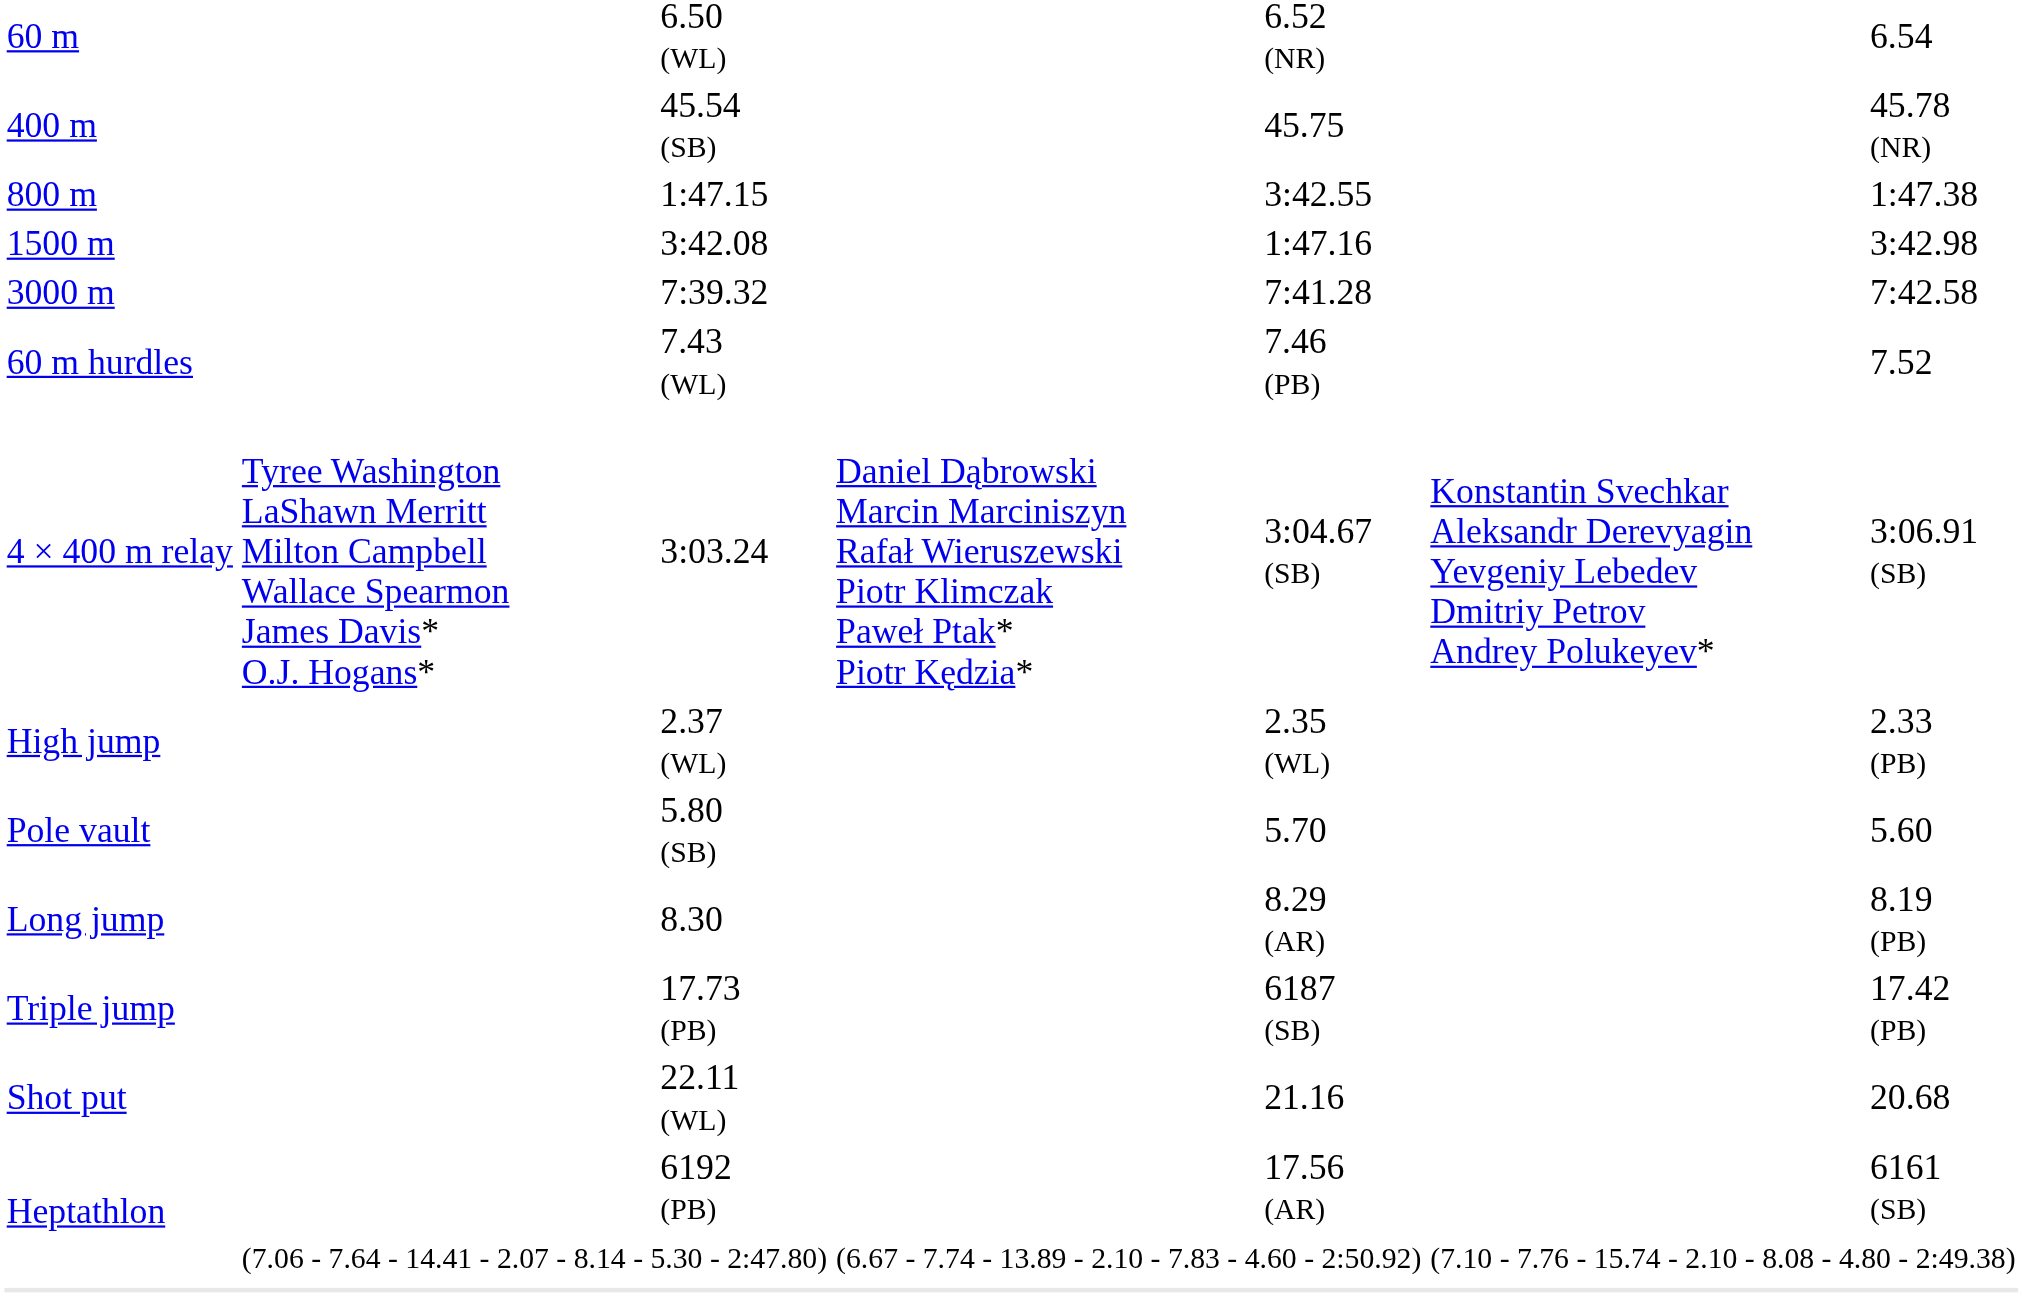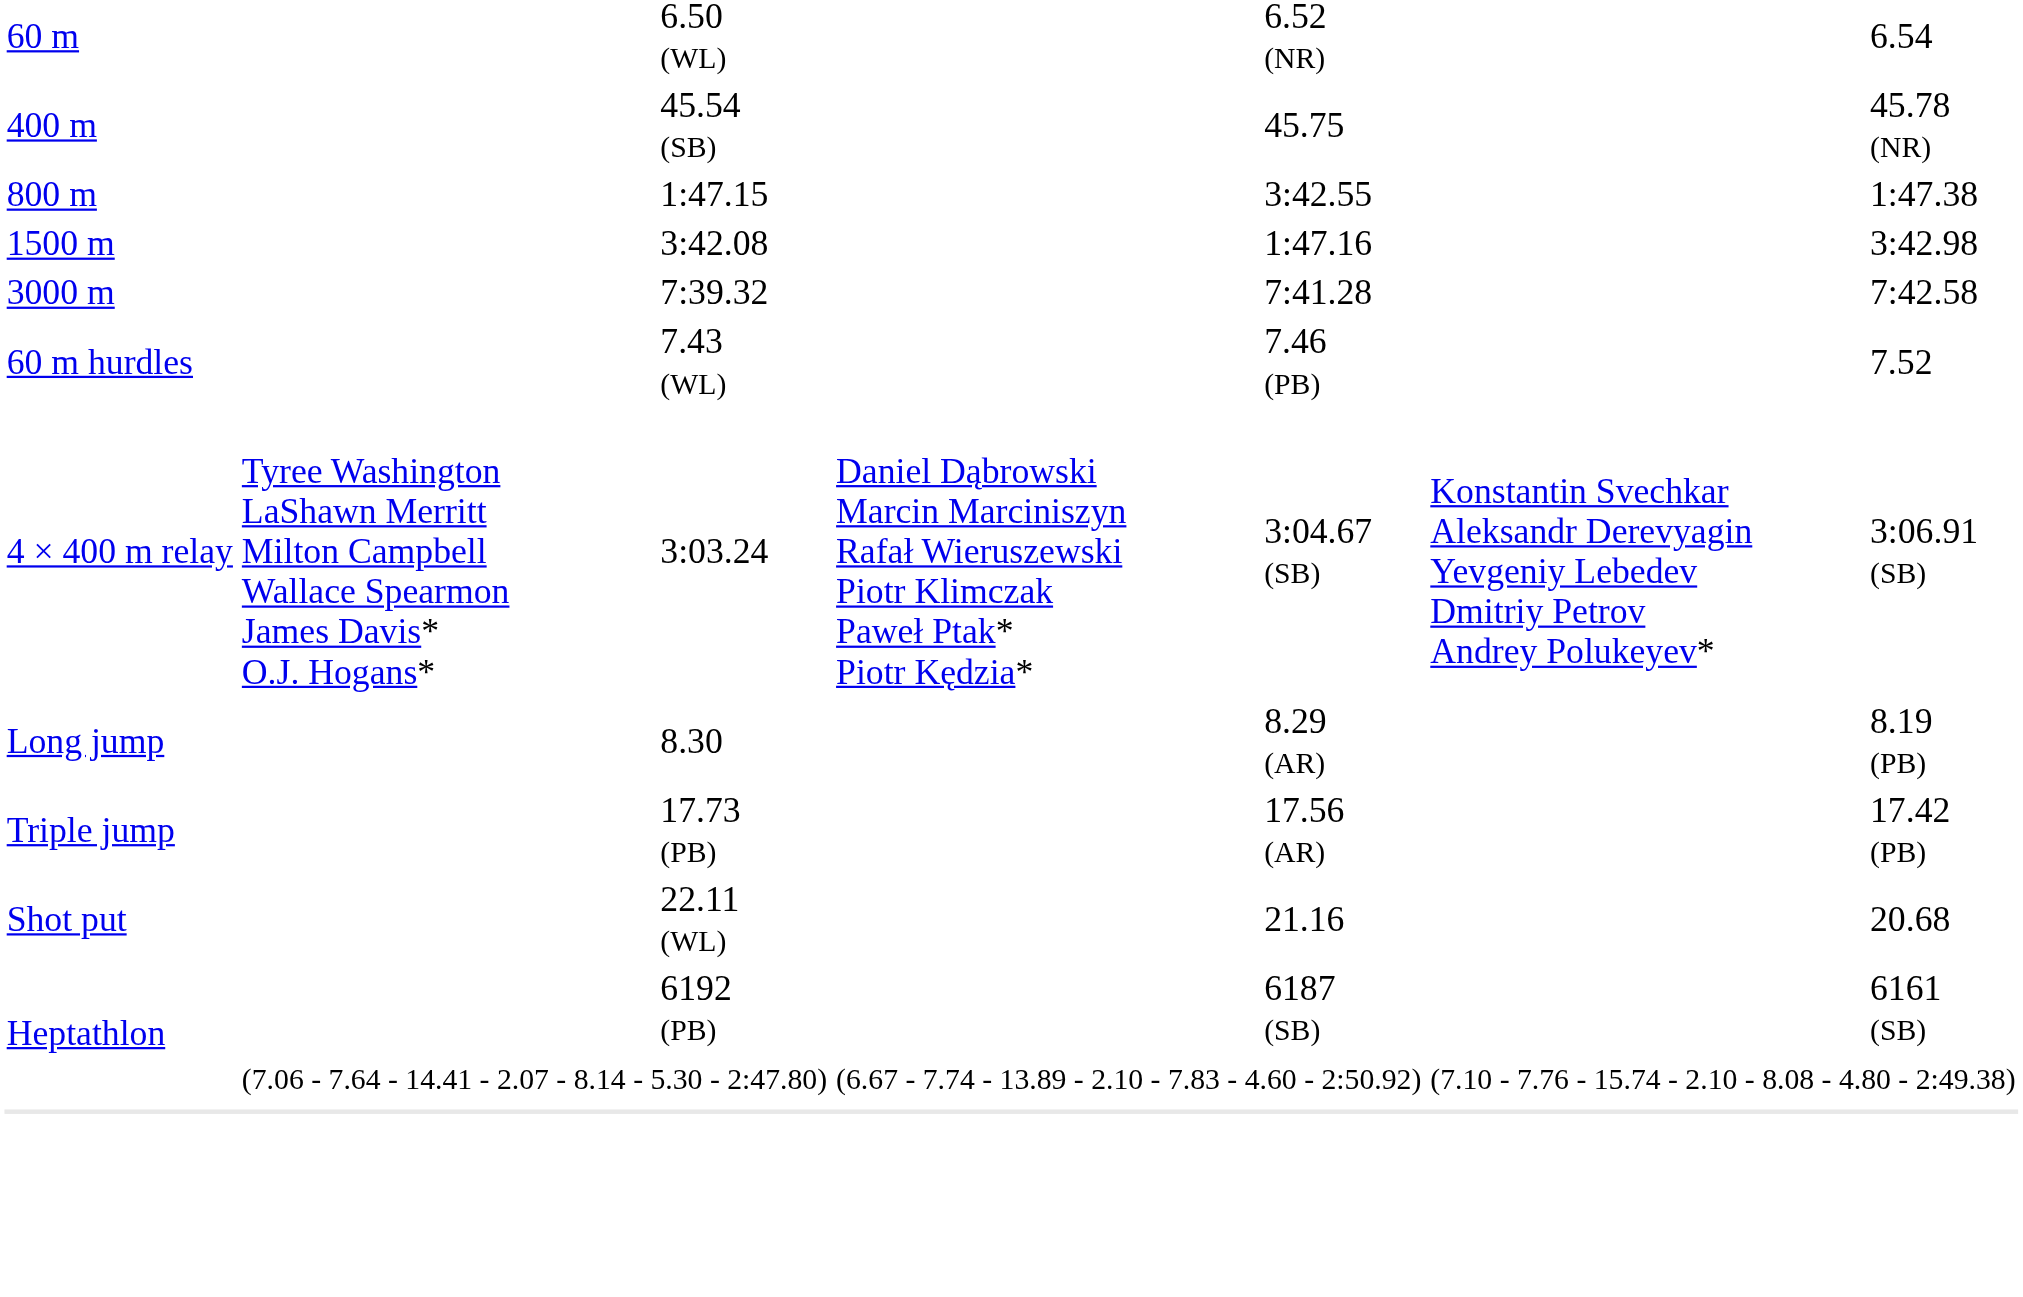- row: (84, 740)
- row: (79, 830)
(1300, 1008) 6187 (SB) -> (1304, 830) 17.56 (AR)
(1304, 1186) 17.56 (AR) -> (1300, 1008) 6187 (SB)
